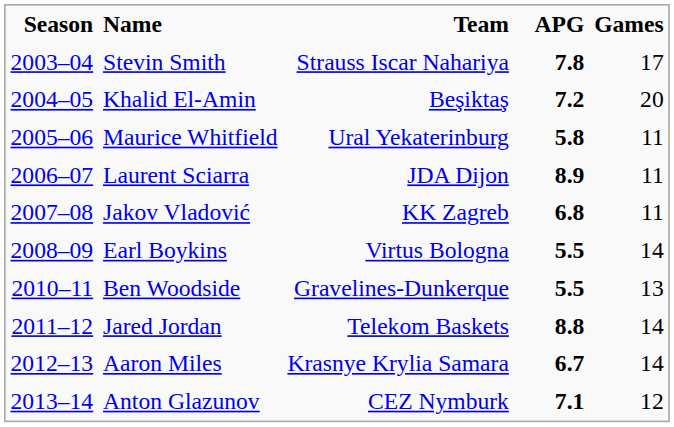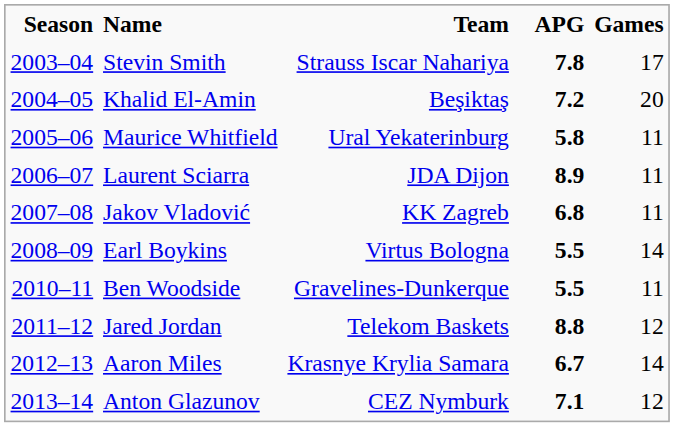(652, 288) 13 -> (652, 288) 11
(652, 325) 14 -> (652, 325) 12
